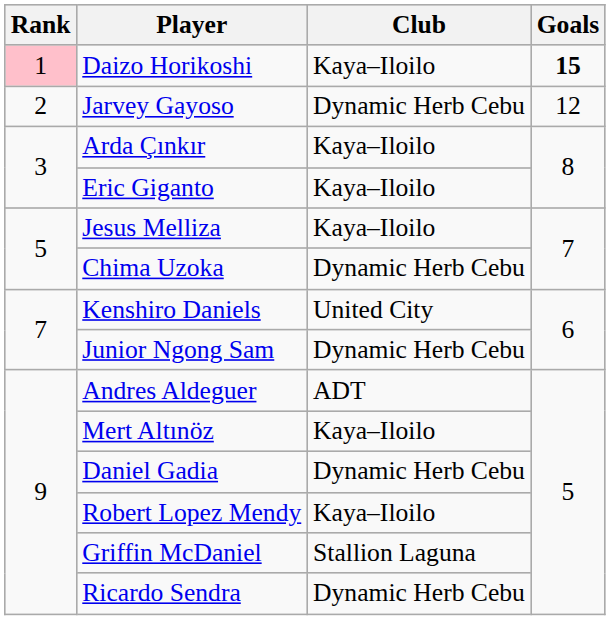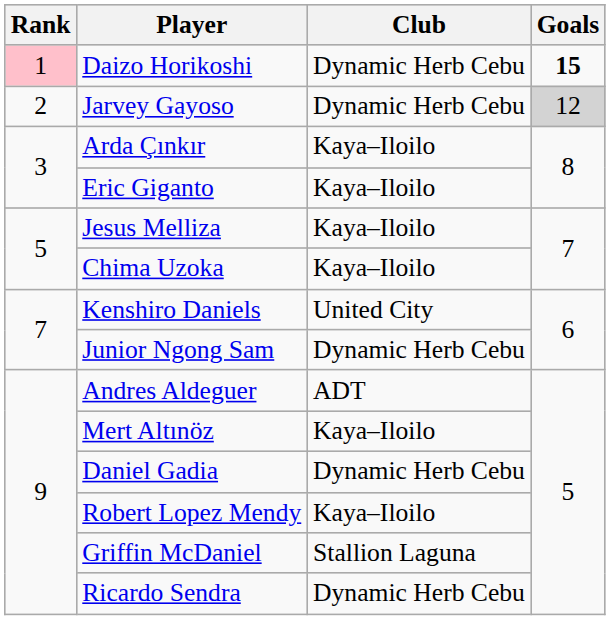(374, 65) Kaya–Iloilo -> (419, 65) Dynamic Herb Cebu
(568, 106) no background -> (568, 106) lightgrey background
(419, 268) Dynamic Herb Cebu -> (374, 268) Kaya–Iloilo
